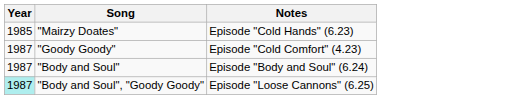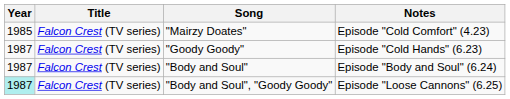+ column: (99, 13)
(281, 31) Episode "Cold Hands" (6.23) -> (414, 31) Episode "Cold Comfort" (4.23)
(285, 49) Episode "Cold Comfort" (4.23) -> (410, 49) Episode "Cold Hands" (6.23)
